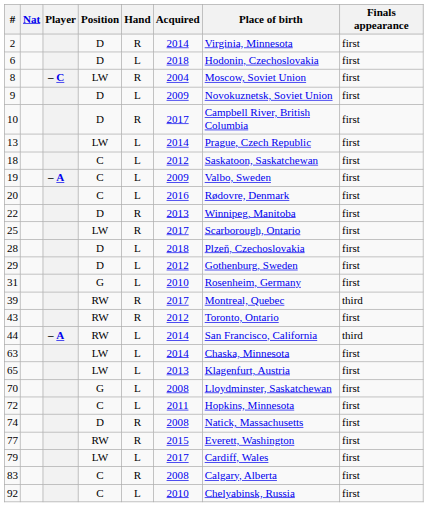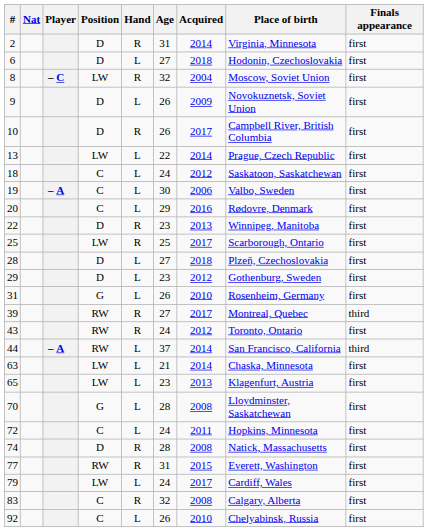+ column: (165, 19)
(178, 178) 2009 -> (201, 190) 2006
